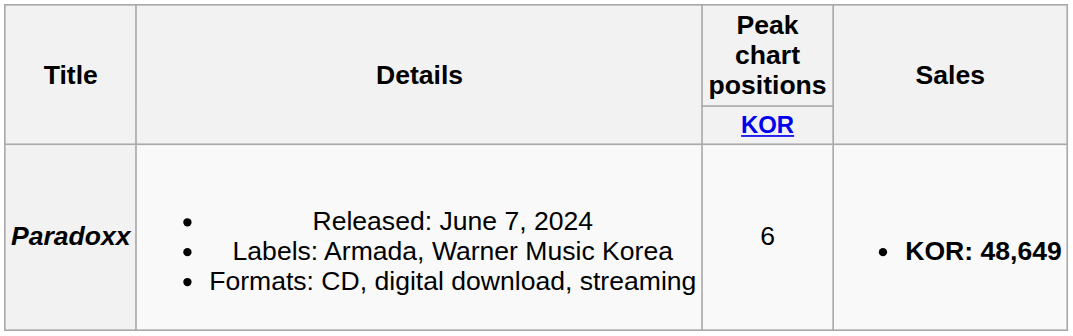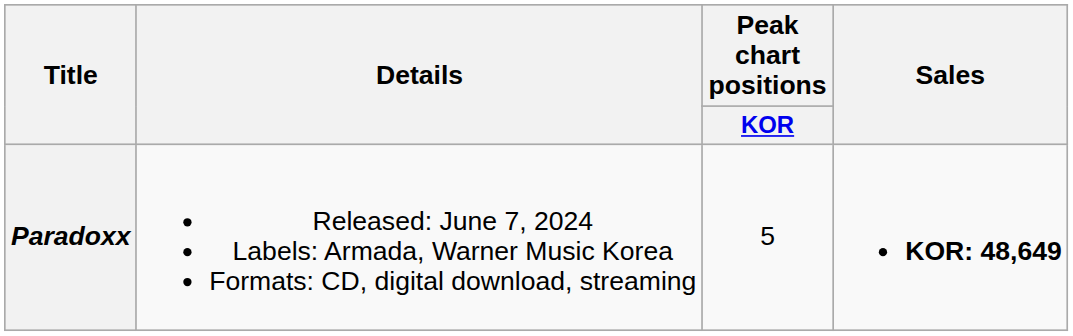(768, 236) 6 -> (768, 236) 5
